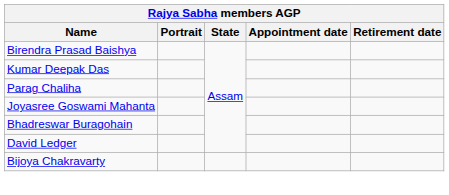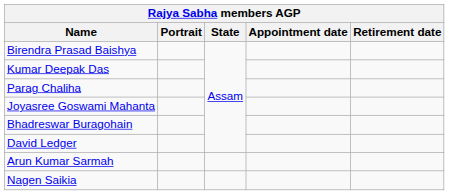- row: (56, 161)
+ row: (60, 161)
+ row: (42, 180)
